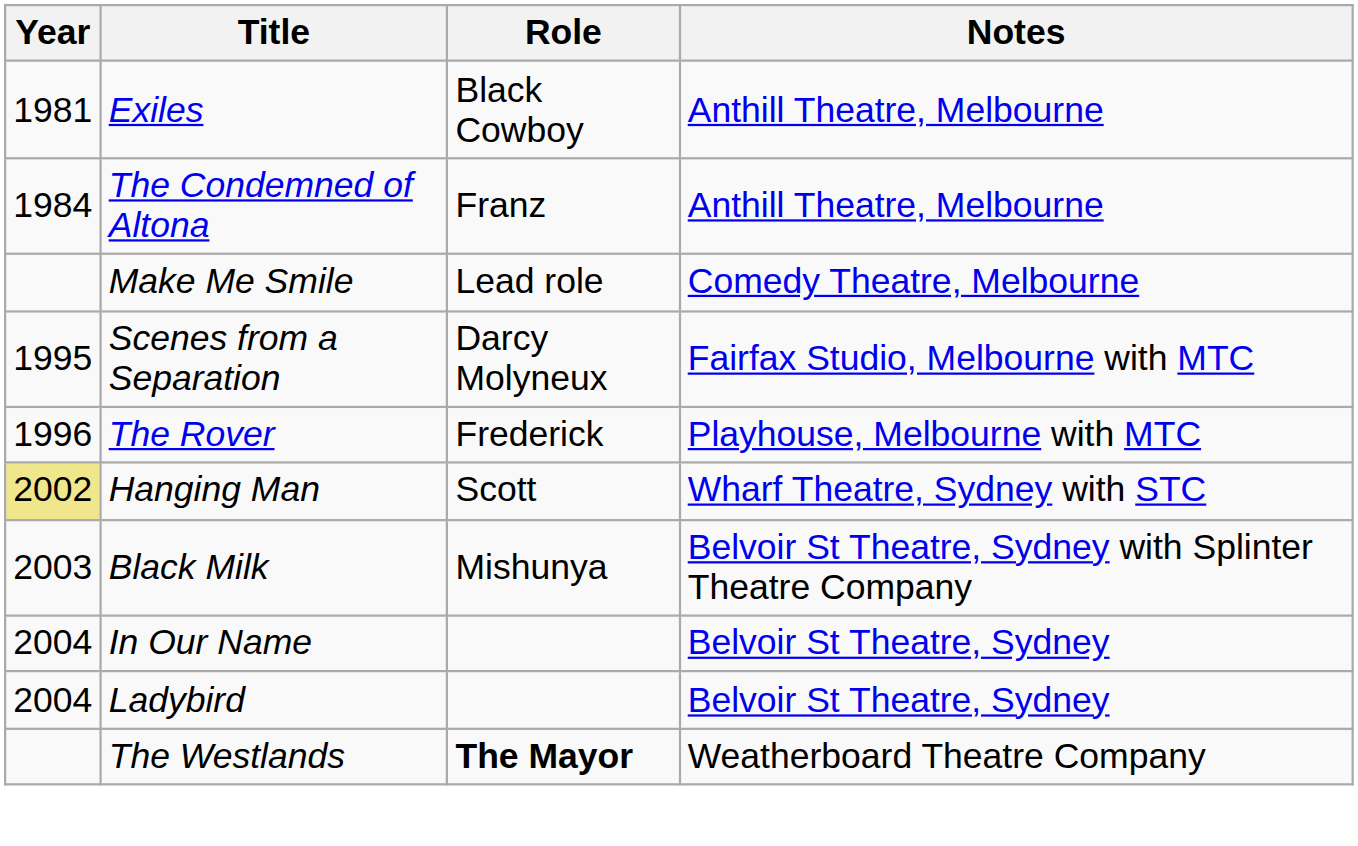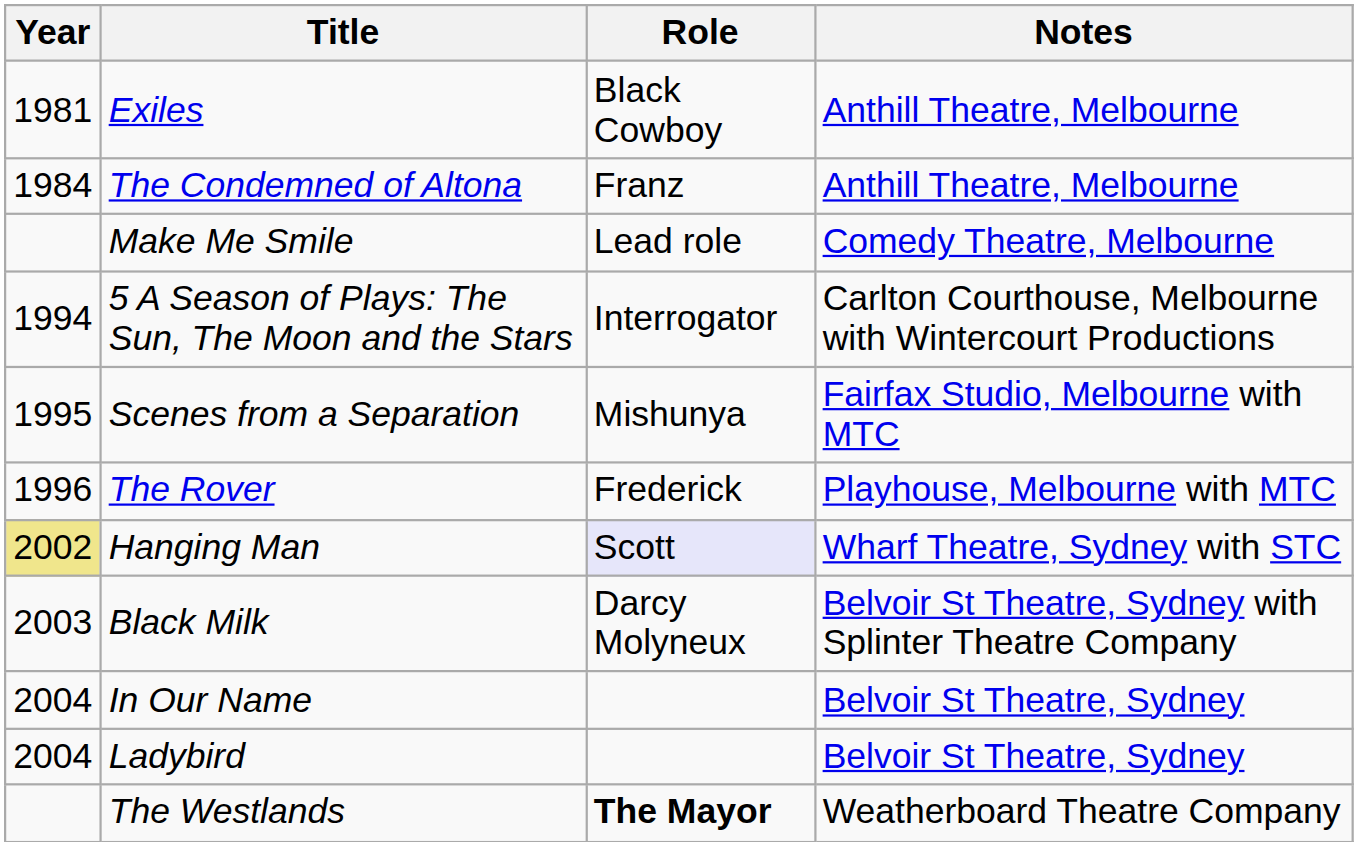+ row: (341, 317)
(531, 357) Darcy Molyneux -> (670, 414) Mishunya
(496, 490) no background -> (634, 546) lavender background
(531, 566) Mishunya -> (670, 623) Darcy Molyneux
